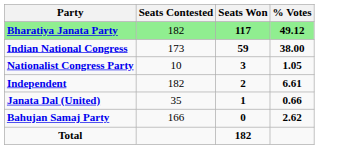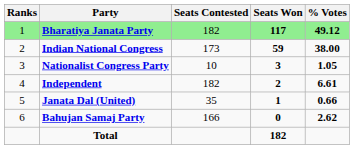+ column: (22, 13)
